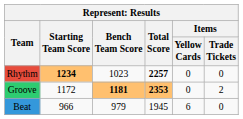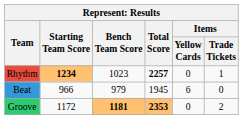(221, 73) 0 -> (221, 73) 1
rows swapped: (22, 90) <-> (22, 106)
